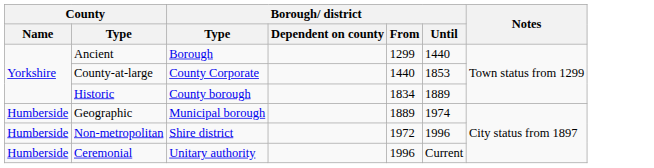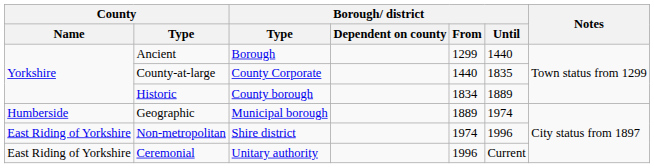(438, 73) 1853 -> (500, 73) 1835
(38, 133) Humberside -> (69, 133) East Riding of Yorkshire
(402, 133) 1972 -> (465, 133) 1974
(38, 152) Humberside -> (69, 152) East Riding of Yorkshire
